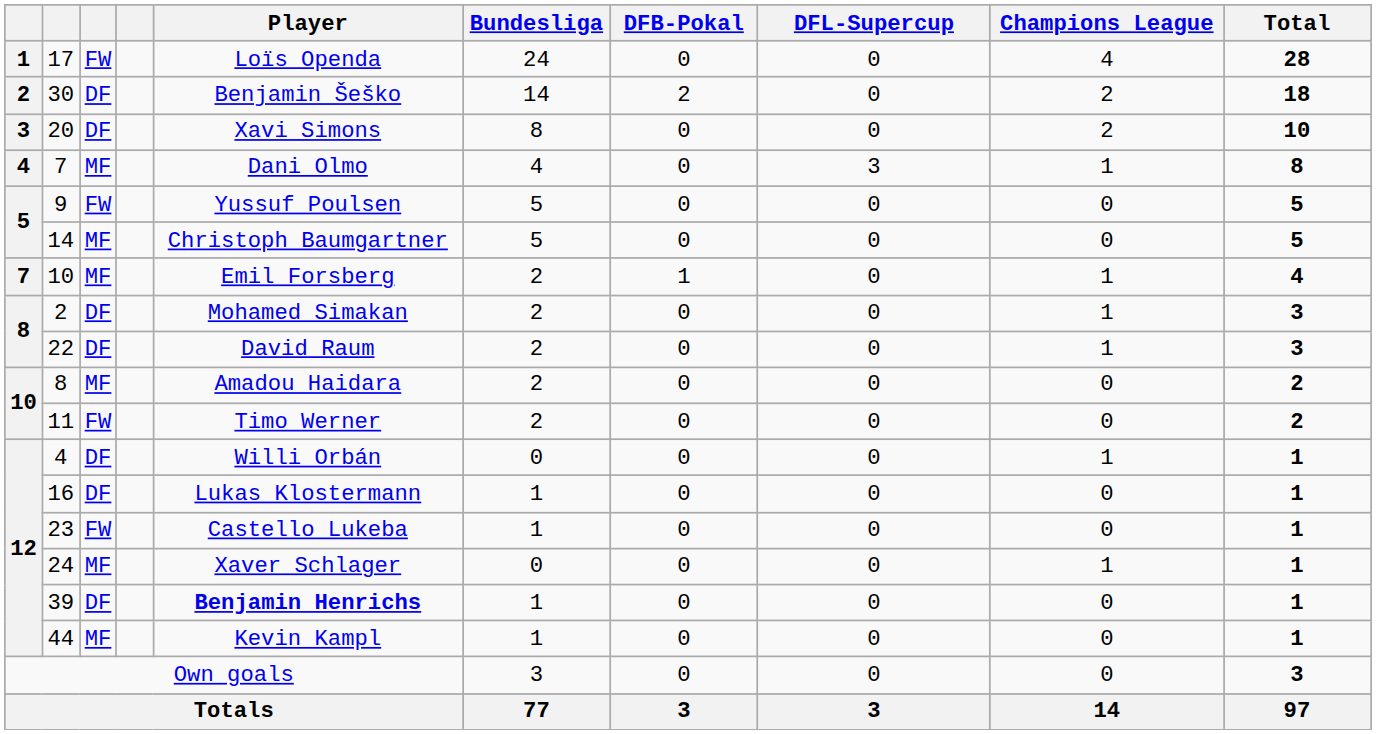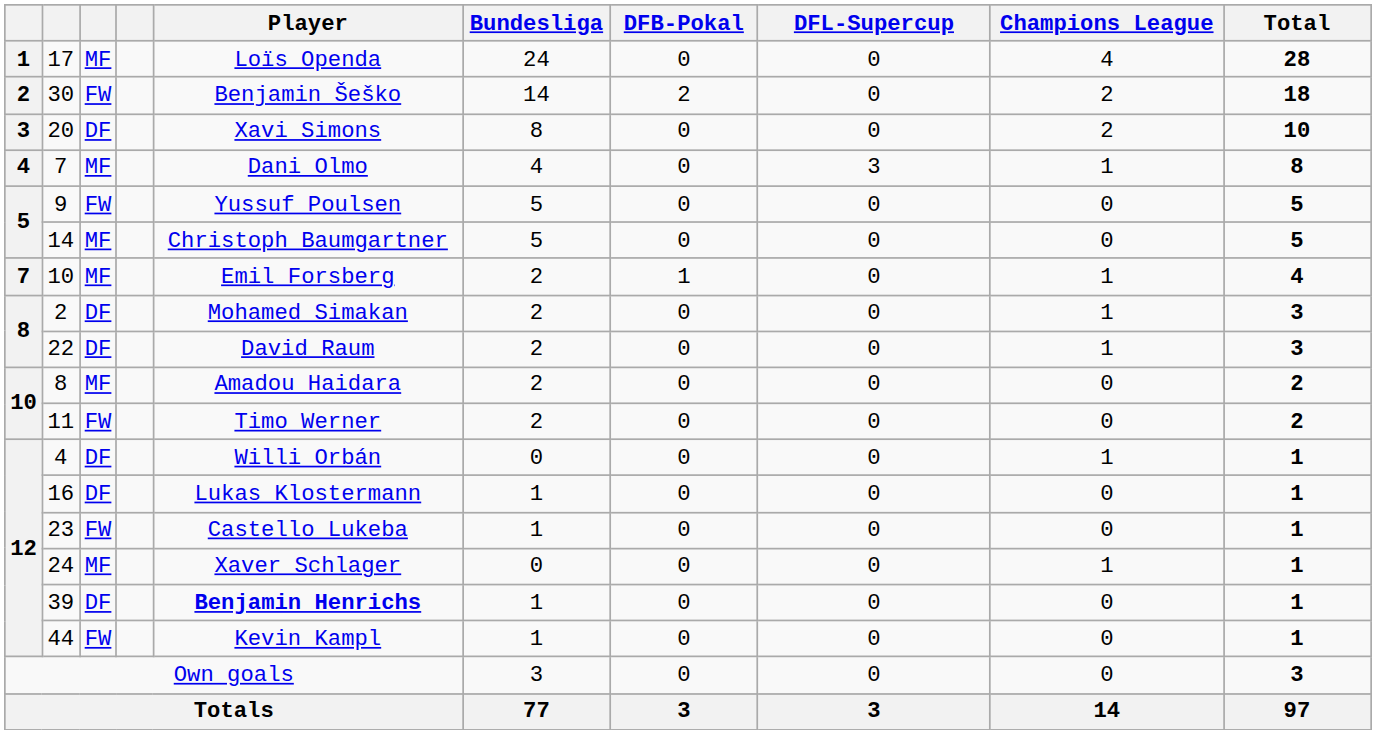(98, 59) FW -> (98, 59) MF
(98, 95) DF -> (98, 95) FW
(98, 639) MF -> (98, 639) FW
